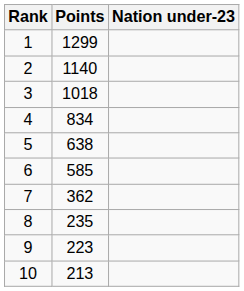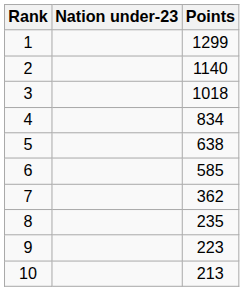columns swapped: (174, 17) <-> (80, 17)
